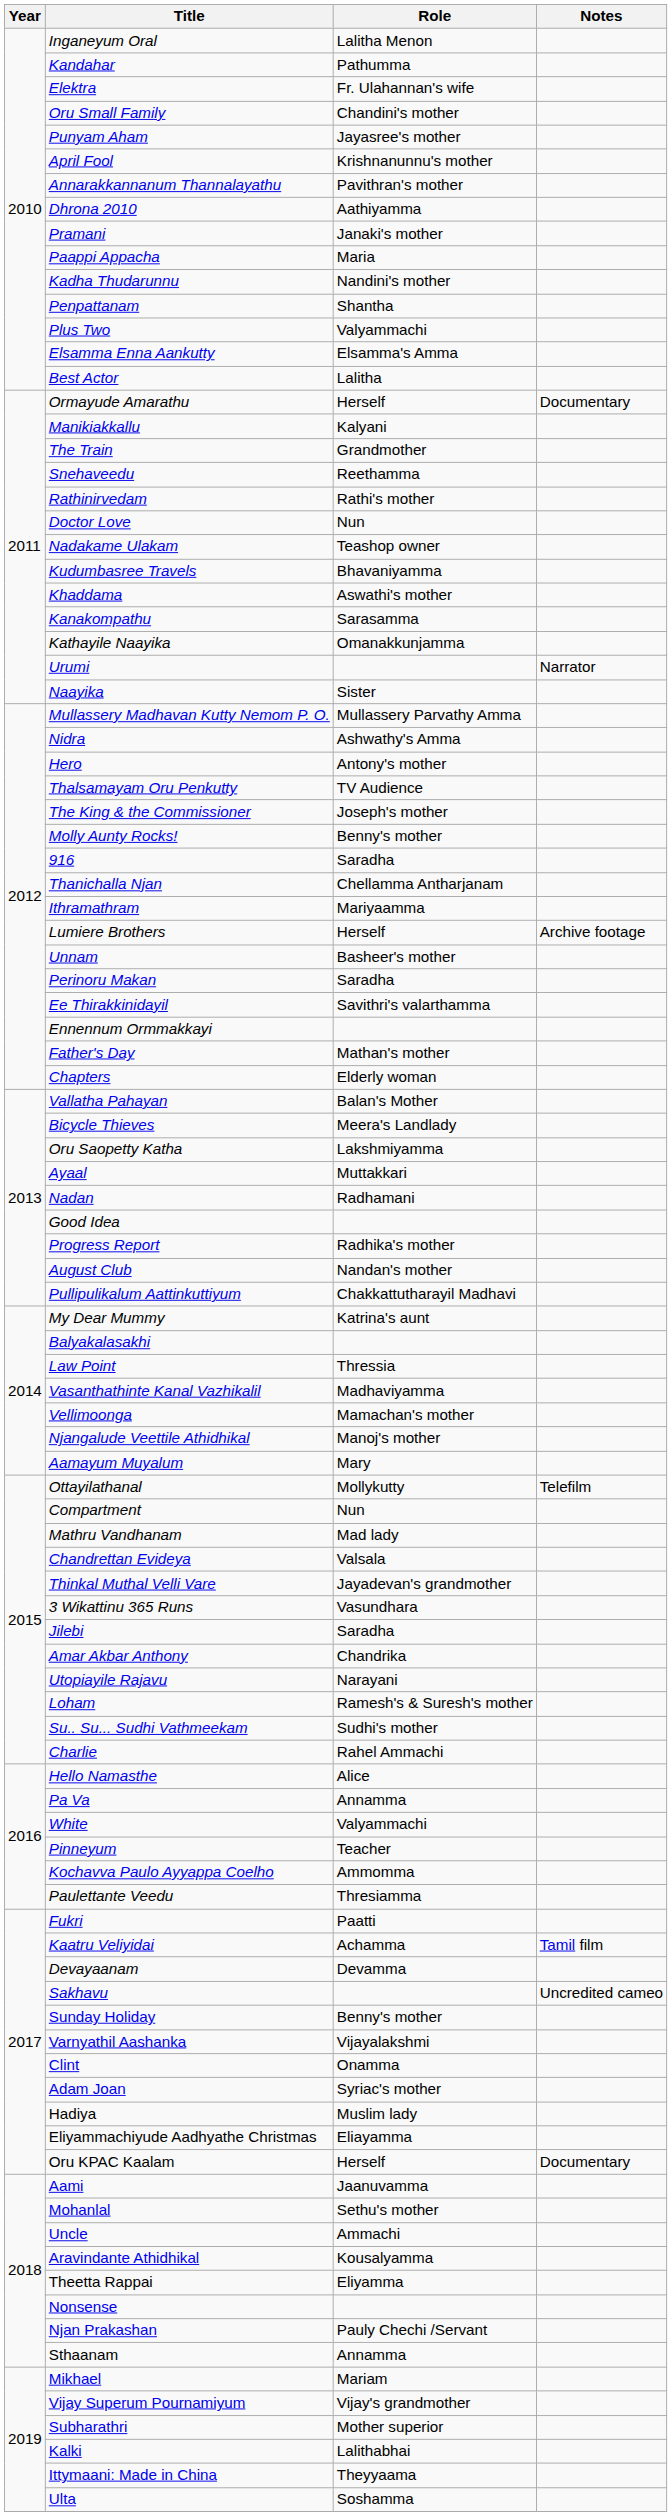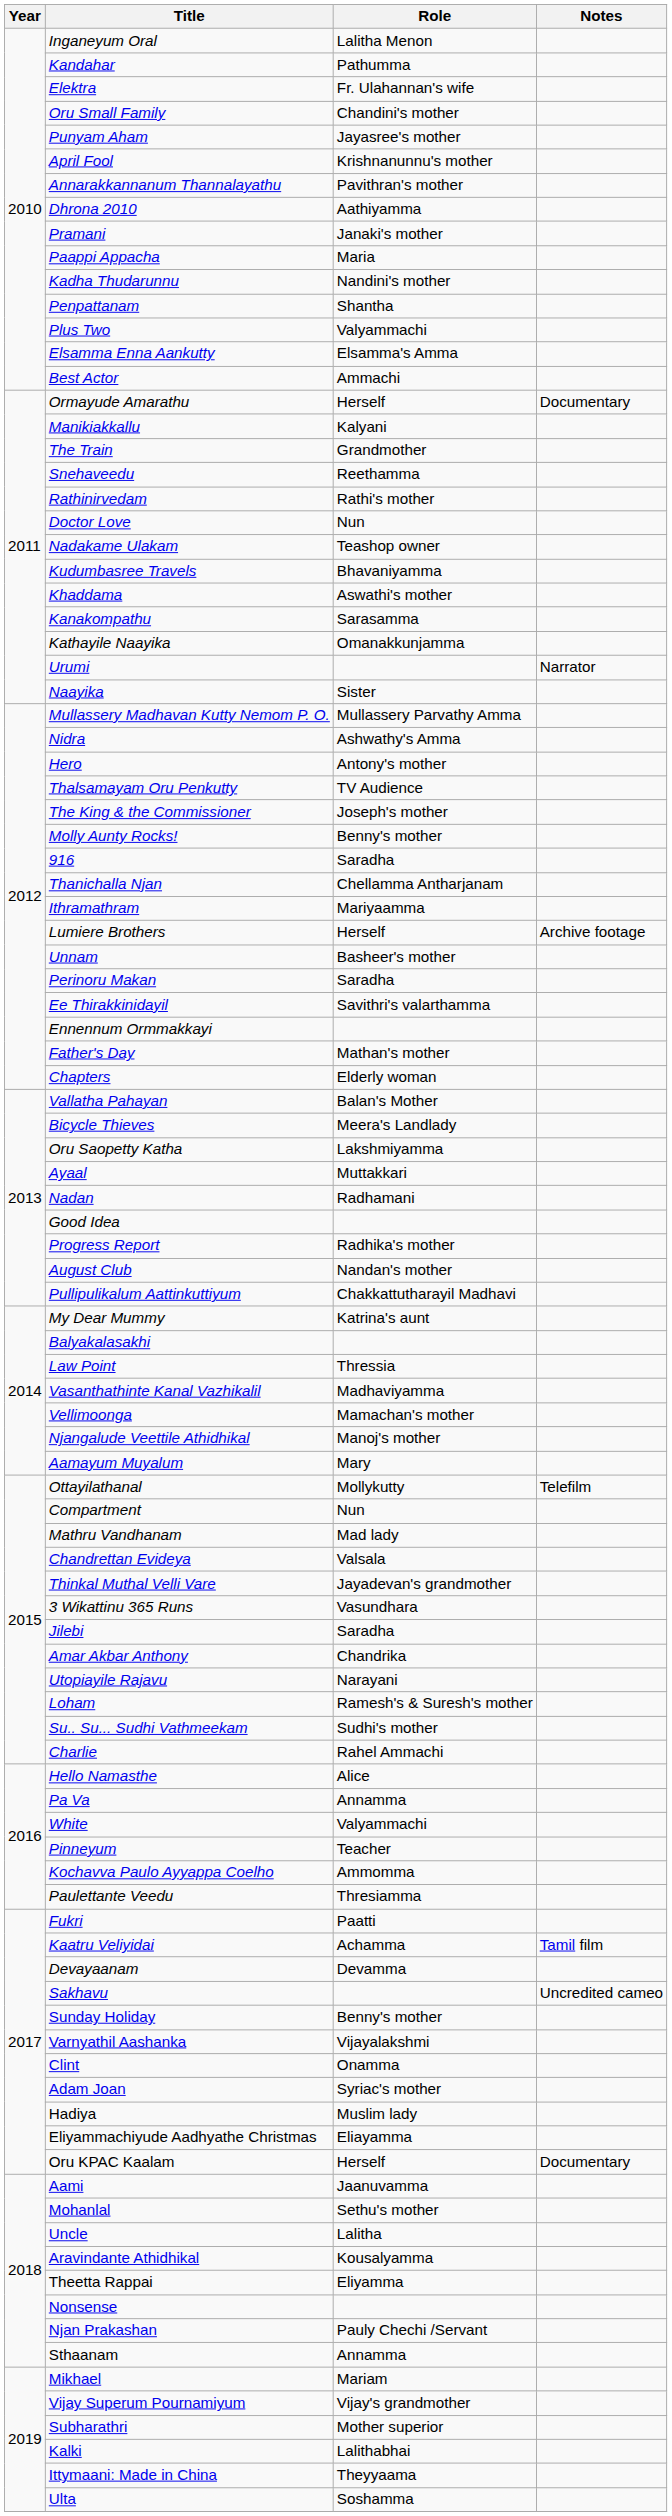(359, 378) Lalitha -> (369, 378) Ammachi
(369, 2234) Ammachi -> (359, 2234) Lalitha
